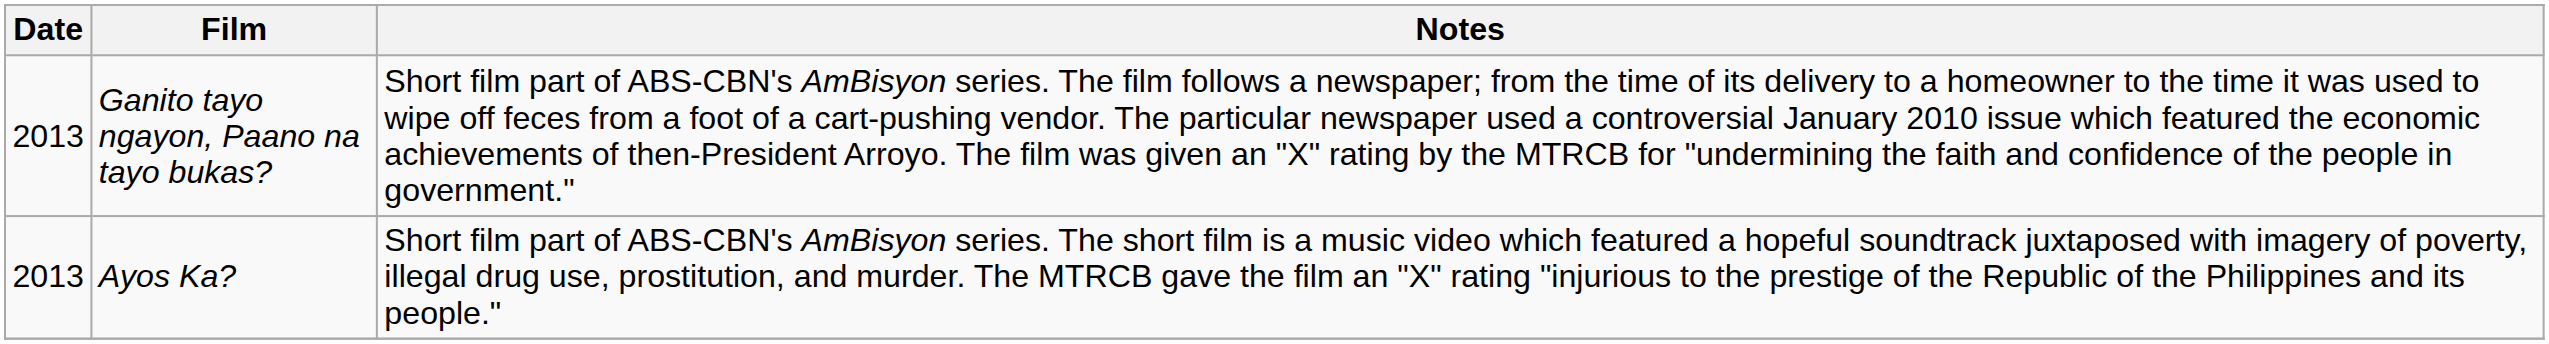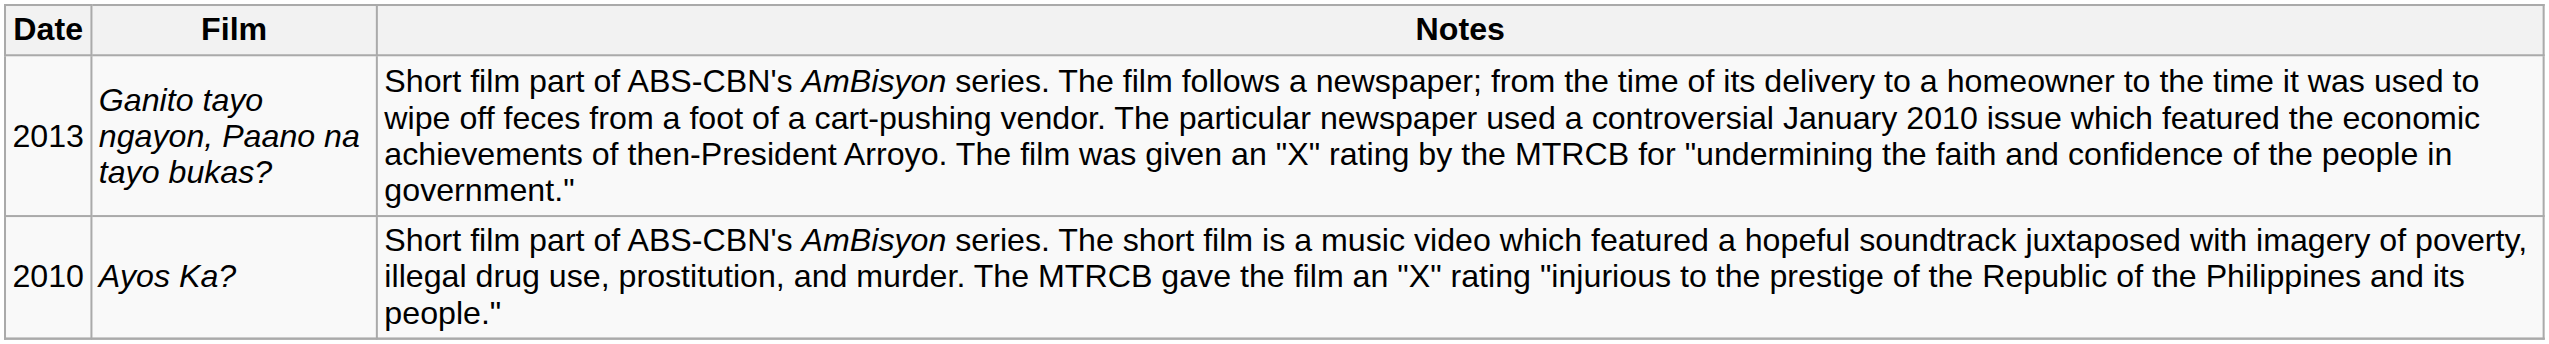(48, 276) 2013 -> (48, 276) 2010
